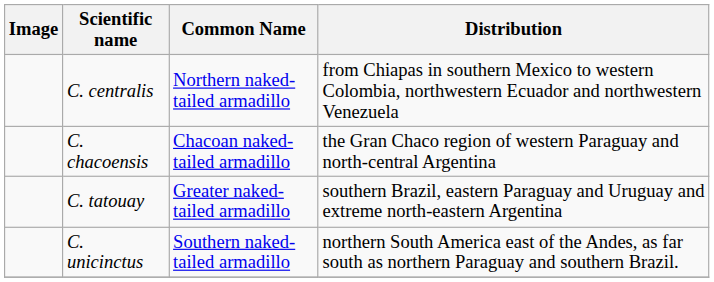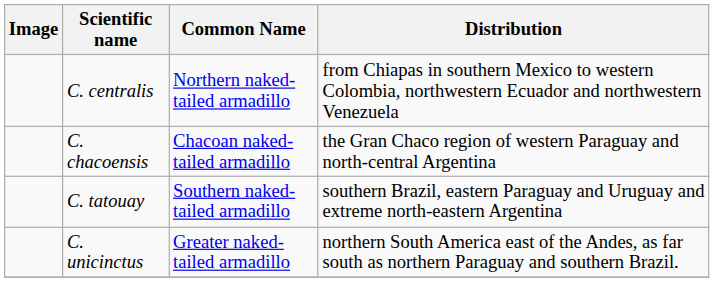(232, 201) Greater naked-tailed armadillo -> (234, 201) Southern naked-tailed armadillo
(234, 251) Southern naked-tailed armadillo -> (232, 251) Greater naked-tailed armadillo
